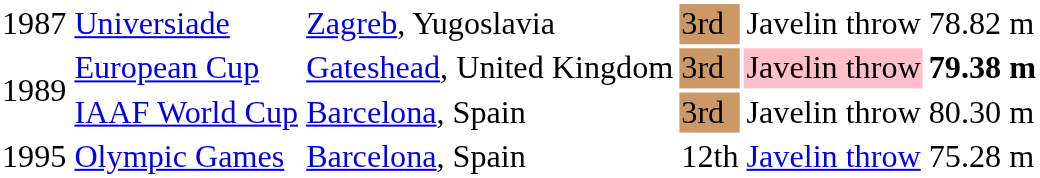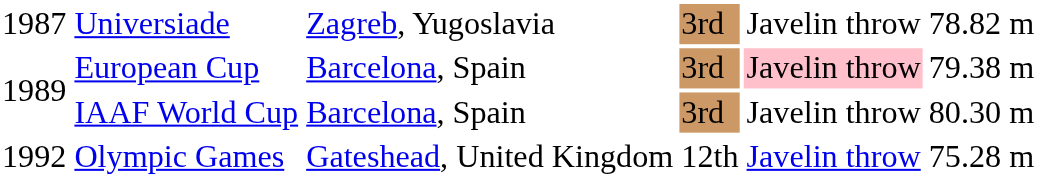(490, 67) Gateshead, United Kingdom -> (416, 67) Barcelona, Spain
(982, 67) bold -> (981, 67) normal
(34, 156) 1995 -> (34, 156) 1992
(416, 156) Barcelona, Spain -> (490, 156) Gateshead, United Kingdom
